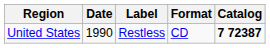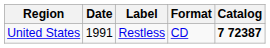(99, 33) 1990 -> (99, 33) 1991
